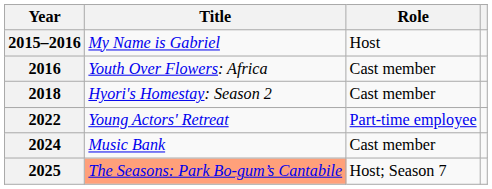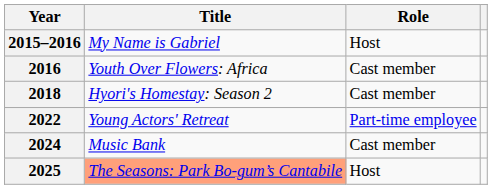(398, 171) Host; Season 7 -> (365, 171) Host
